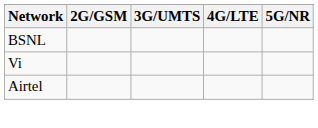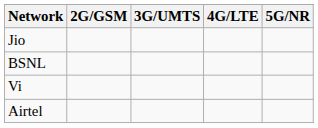+ row: (17, 39)
